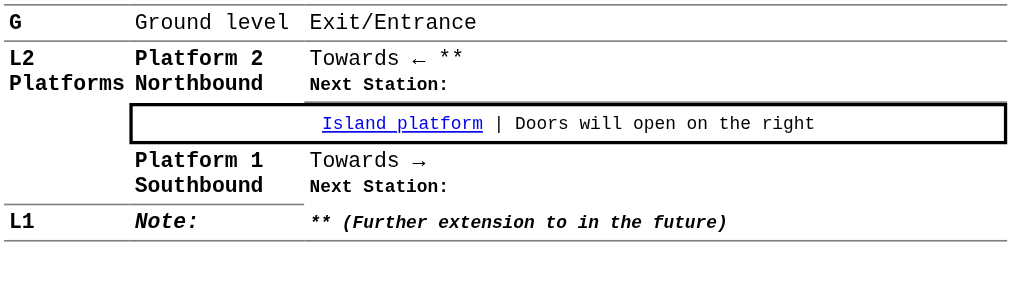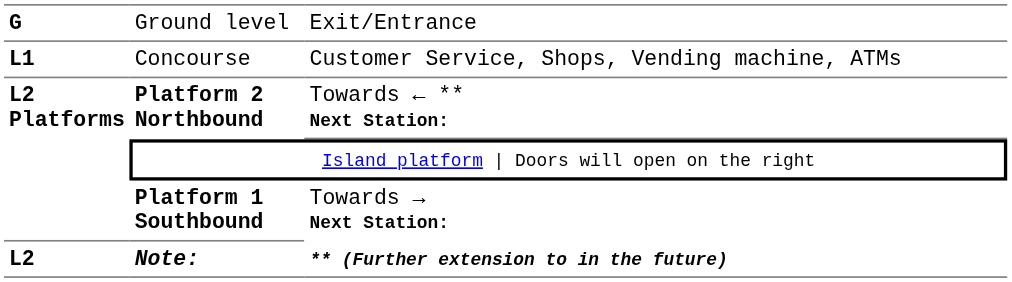+ row: (193, 59)
(22, 223) L1 -> (22, 259) L2
